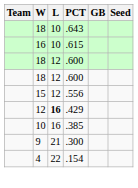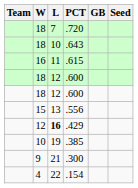+ row: (41, 28)
(56, 45) 10 -> (55, 61) 11
(56, 93) 12 -> (56, 110) 13
(56, 126) 16 -> (56, 142) 19
